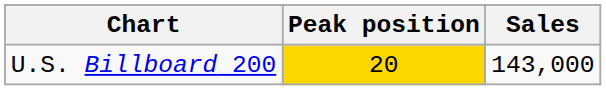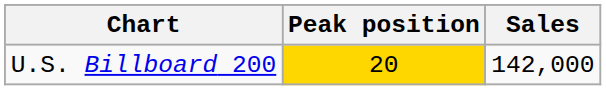(543, 65) 143,000 -> (543, 65) 142,000
